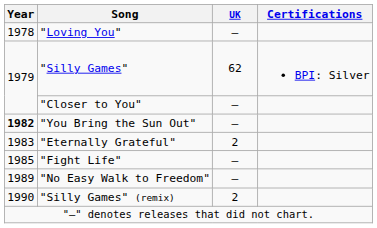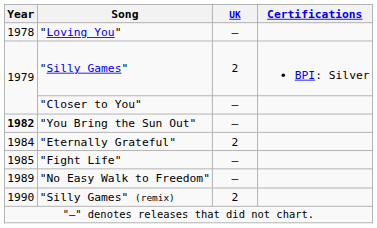(235, 68) 62 -> (235, 68) 2
(21, 141) 1983 -> (21, 141) 1984
